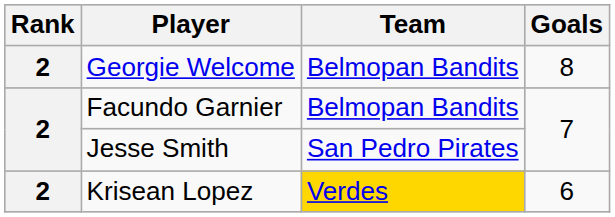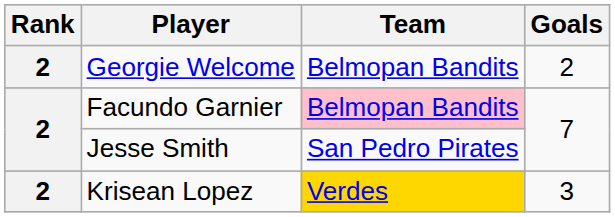(567, 66) 8 -> (567, 66) 2
(413, 107) no background -> (413, 107) pink background
(567, 190) 6 -> (567, 190) 3
